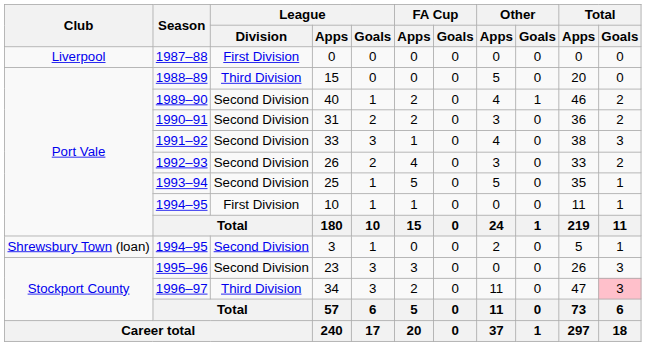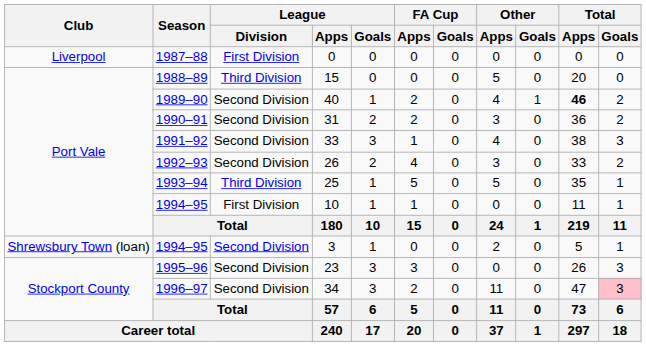(579, 99) normal -> (579, 99) bold
(261, 183) Second Division -> (261, 183) Third Division
(261, 288) Third Division -> (261, 288) Second Division
